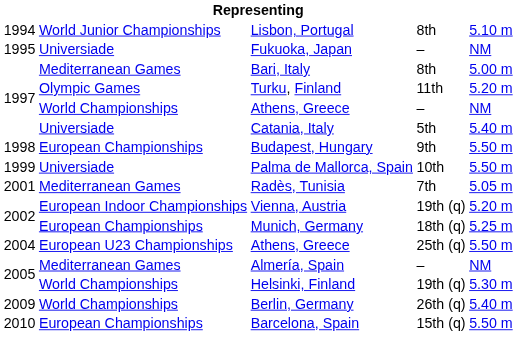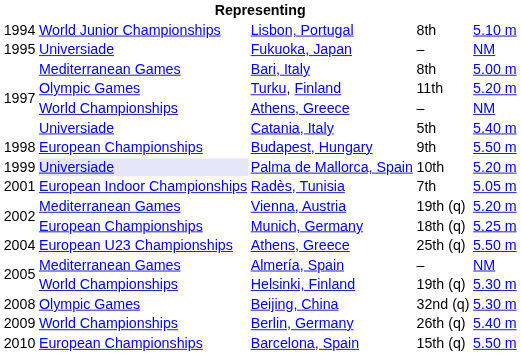(77, 167) no background -> (77, 167) lavender background
(491, 167) 5.50 m -> (495, 167) 5.20 m
(110, 186) Mediterranean Games -> (143, 186) European Indoor Championships
(143, 206) European Indoor Championships -> (110, 206) Mediterranean Games
+ row: (295, 304)
